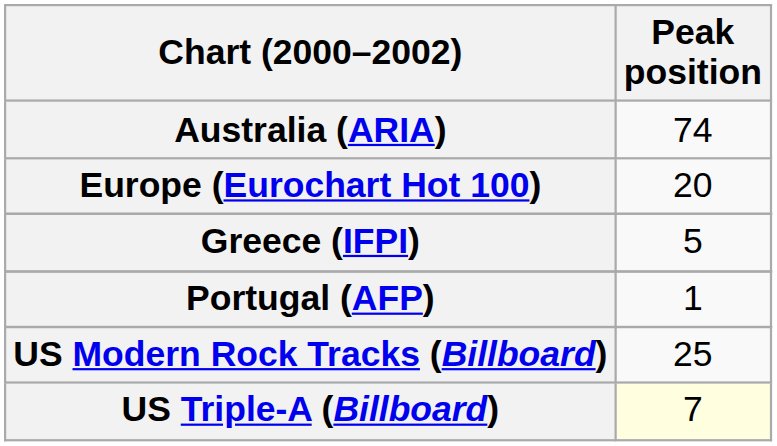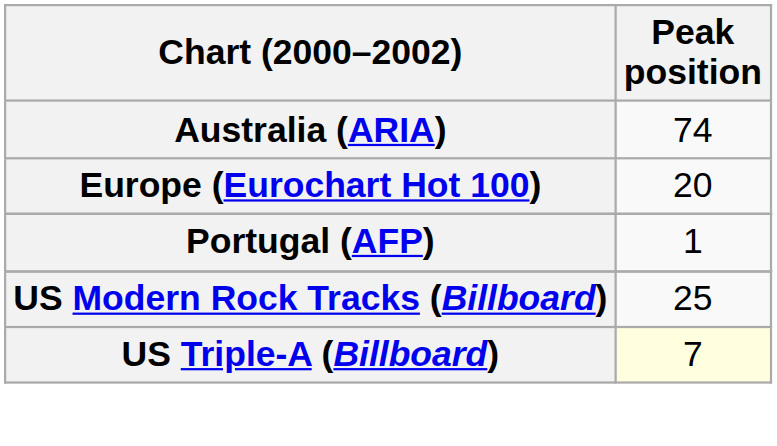- row: (310, 241)
